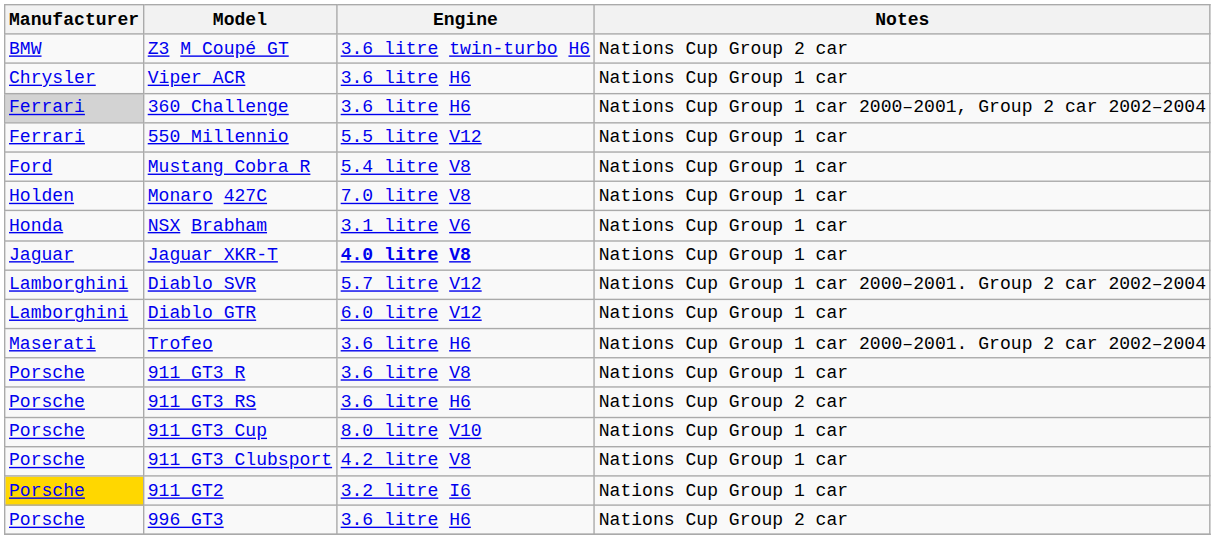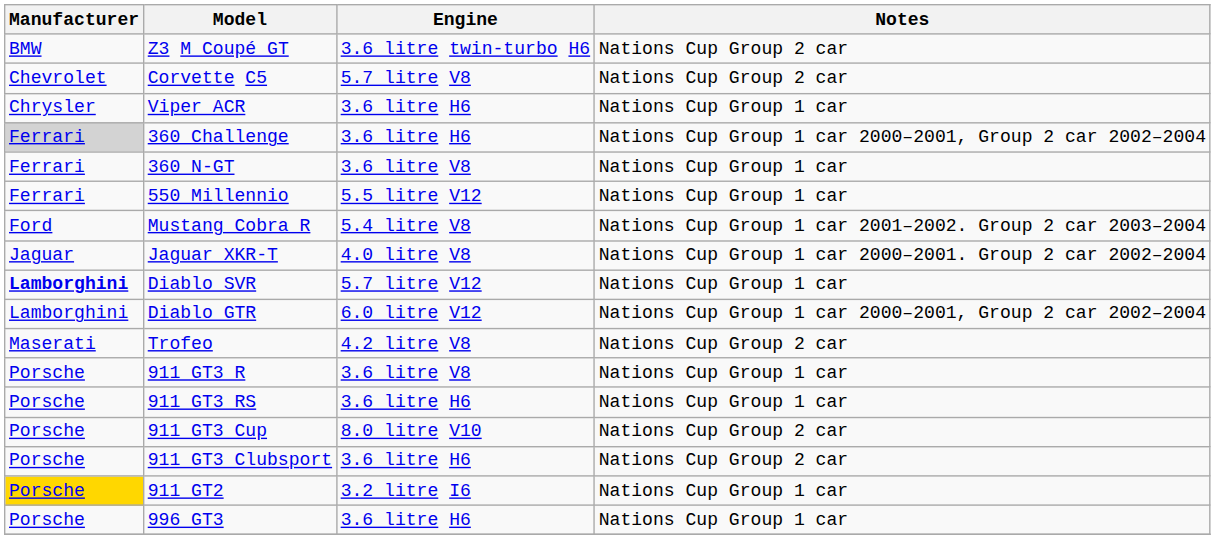+ row: (207, 78)
+ row: (191, 167)
(723, 167) Nations Cup Group 1 car -> (902, 226) Nations Cup Group 1 car 2001–2002. Group 2 car 2003–2004
- row: (207, 196)
- row: (207, 226)
(406, 255) bold -> (406, 255) normal
(723, 255) Nations Cup Group 1 car -> (902, 255) Nations Cup Group 1 car 2000–2001. Group 2 car 2002–2004
(69, 284) normal -> (69, 284) bold
(902, 284) Nations Cup Group 1 car 2000–2001. Group 2 car 2002–2004 -> (723, 284) Nations Cup Group 1 car
(723, 314) Nations Cup Group 1 car -> (902, 314) Nations Cup Group 1 car 2000–2001, Group 2 car 2002–2004
(406, 343) 3.6 litre H6 -> (406, 343) 4.2 litre V8
(902, 343) Nations Cup Group 1 car 2000–2001. Group 2 car 2002–2004 -> (723, 343) Nations Cup Group 2 car
(723, 402) Nations Cup Group 2 car -> (723, 402) Nations Cup Group 1 car
(723, 432) Nations Cup Group 1 car -> (723, 432) Nations Cup Group 2 car
(406, 461) 4.2 litre V8 -> (406, 461) 3.6 litre H6
(723, 461) Nations Cup Group 1 car -> (723, 461) Nations Cup Group 2 car
(723, 520) Nations Cup Group 2 car -> (723, 520) Nations Cup Group 1 car
